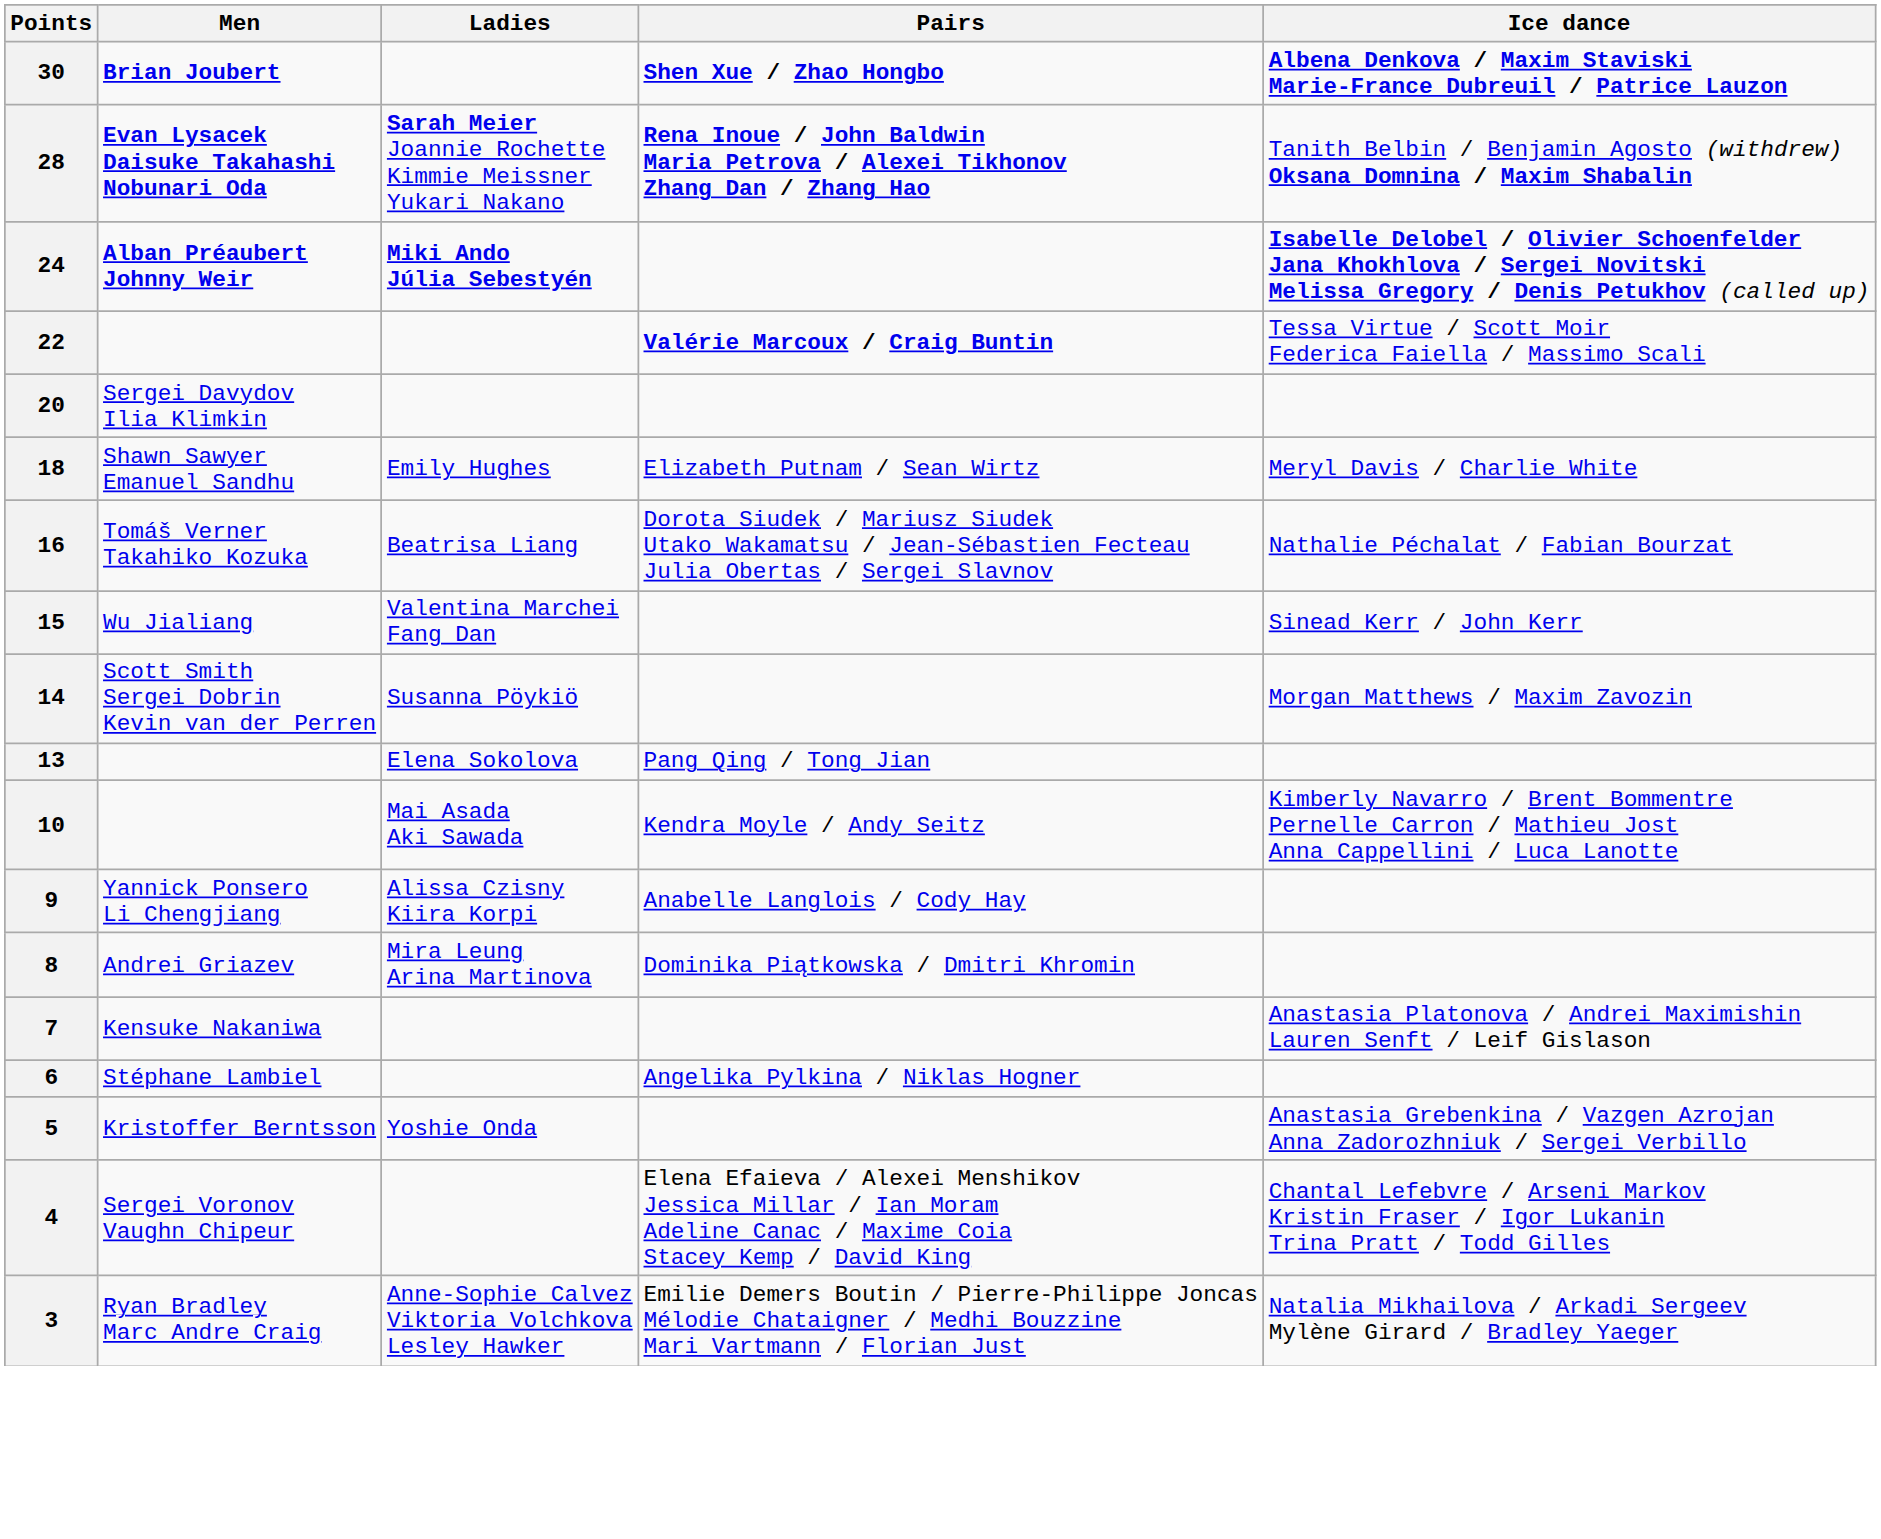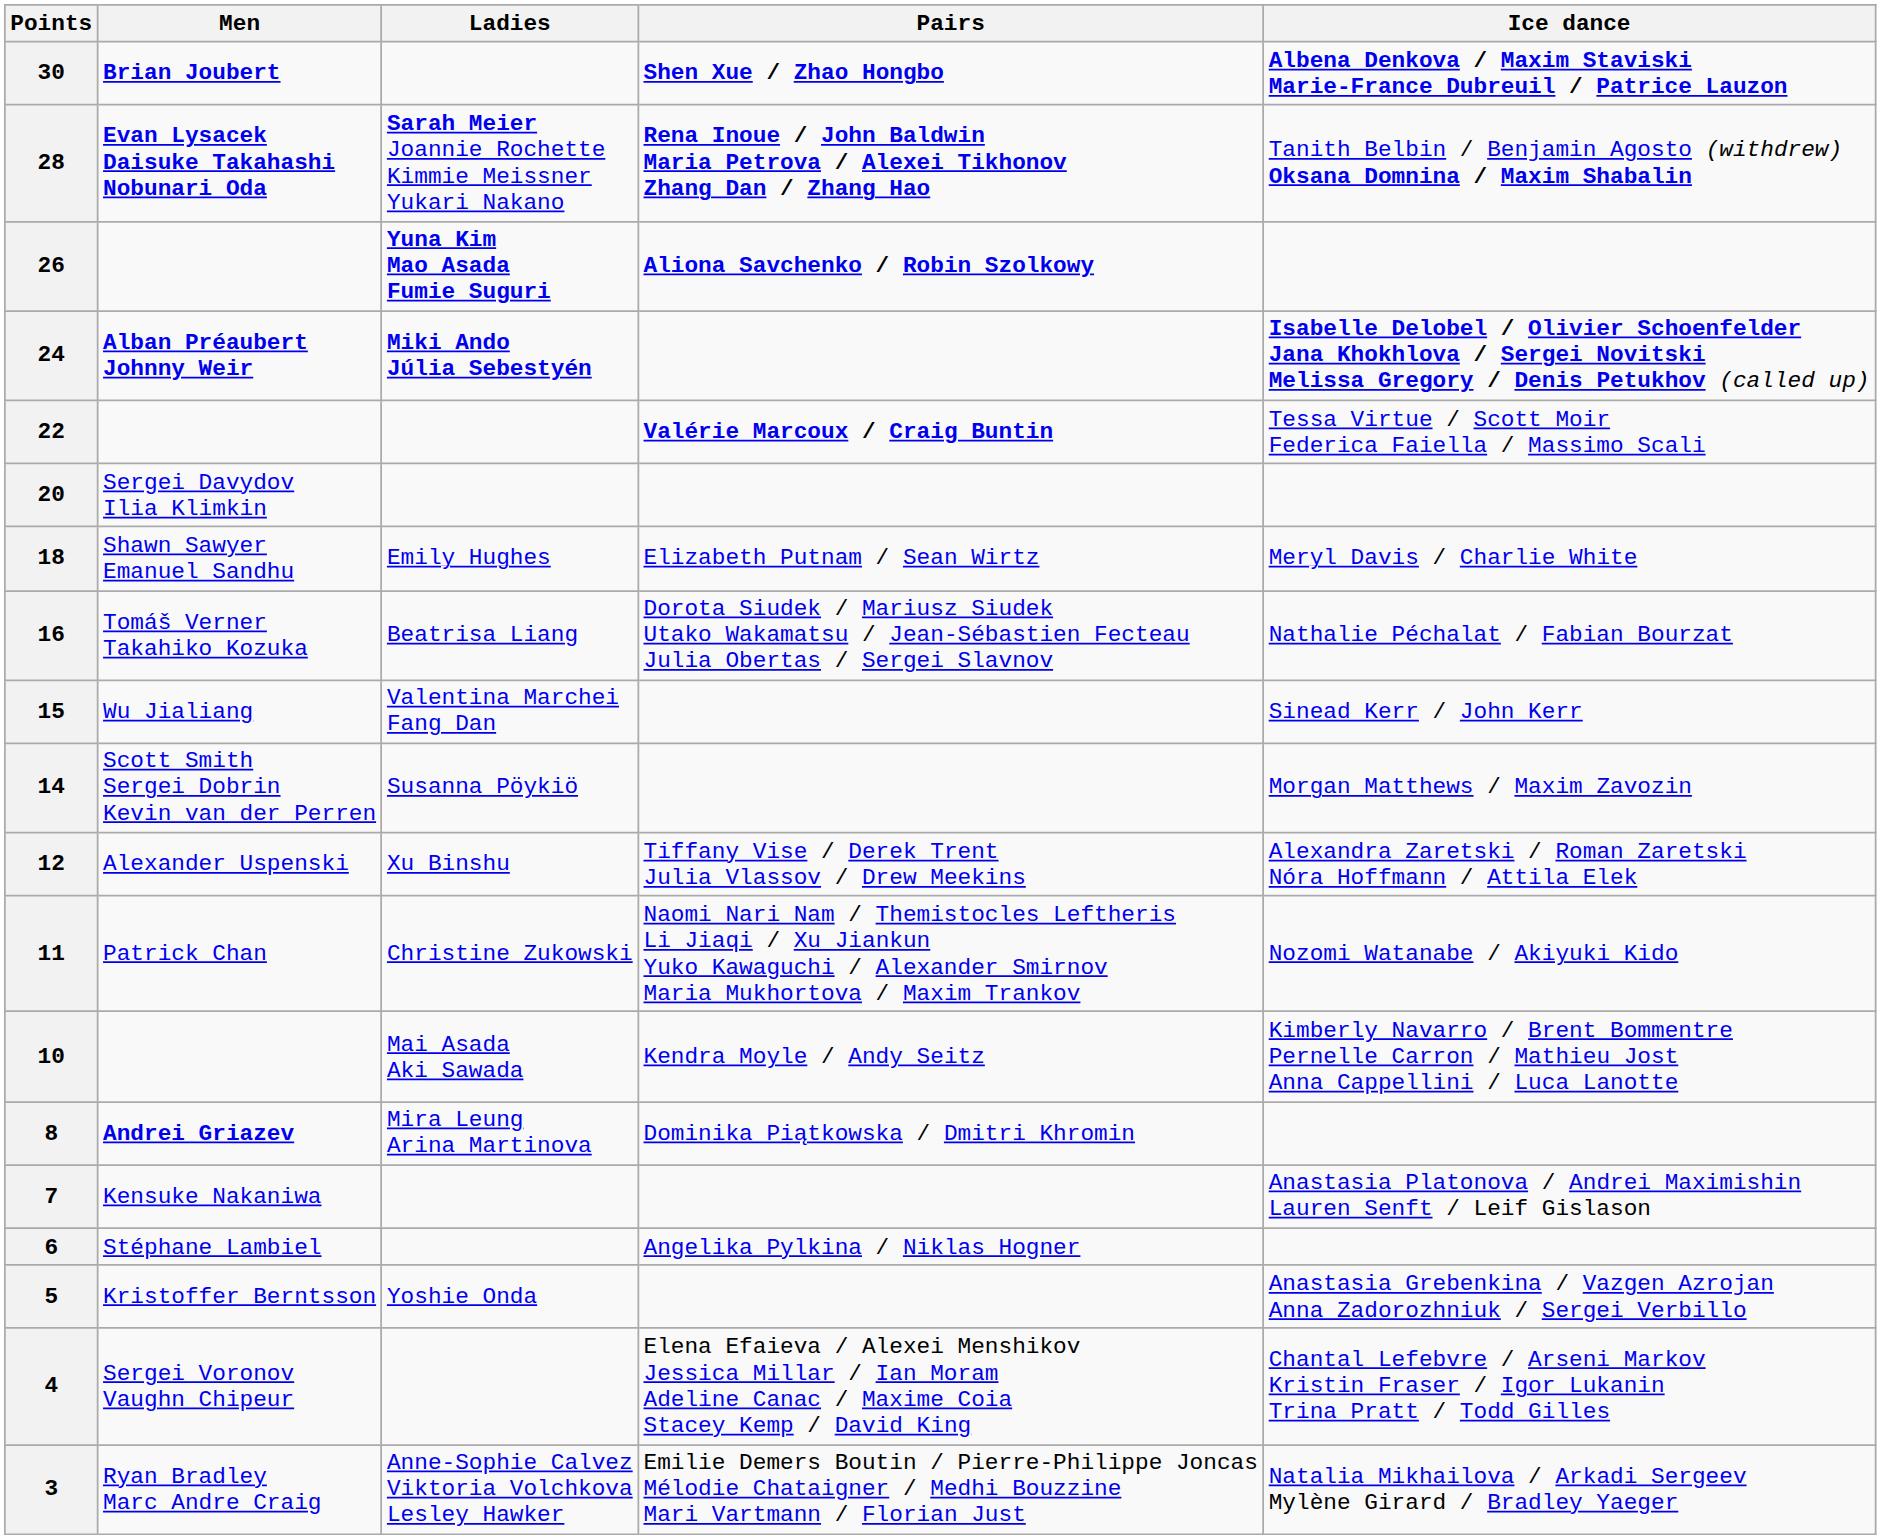+ row: (51, 266)
- row: (51, 762)
+ row: (51, 864)
+ row: (51, 954)
- row: (51, 901)
(199, 965) normal -> (199, 1133) bold
